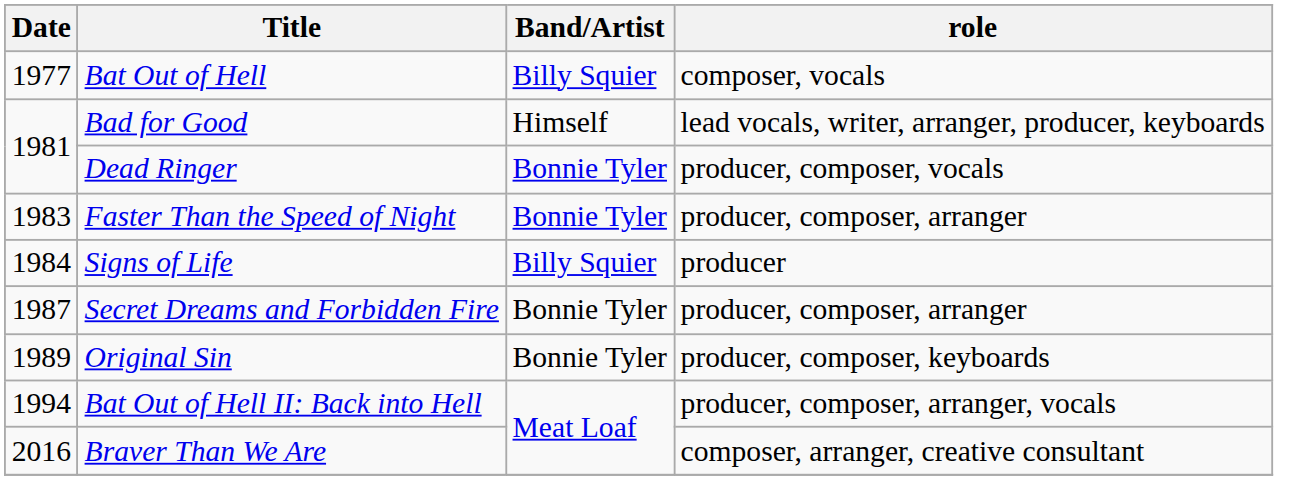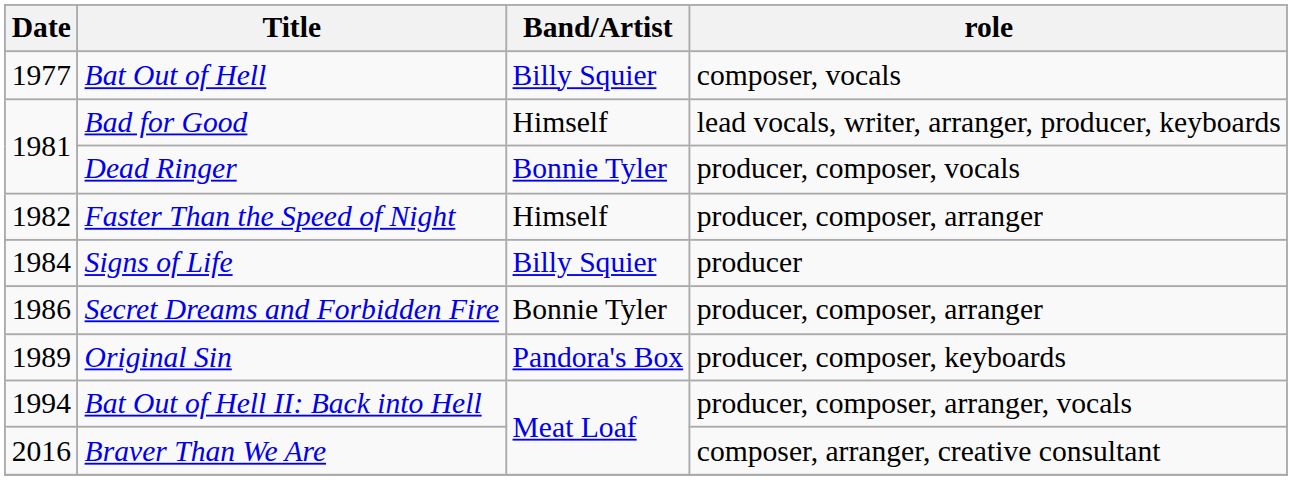(41, 215) 1983 -> (41, 215) 1982
(590, 215) Bonnie Tyler -> (560, 215) Himself
(41, 309) 1987 -> (41, 309) 1986
(590, 356) Bonnie Tyler -> (598, 356) Pandora's Box
